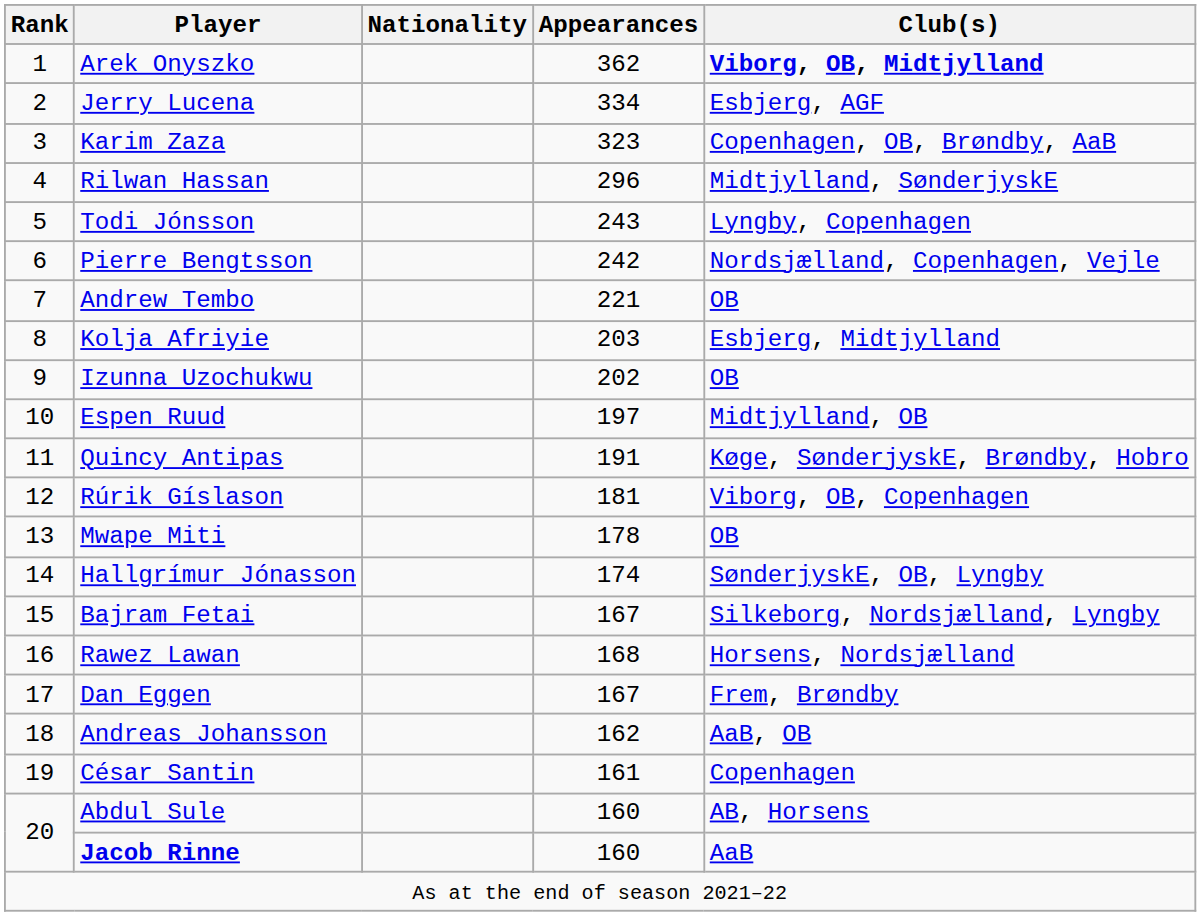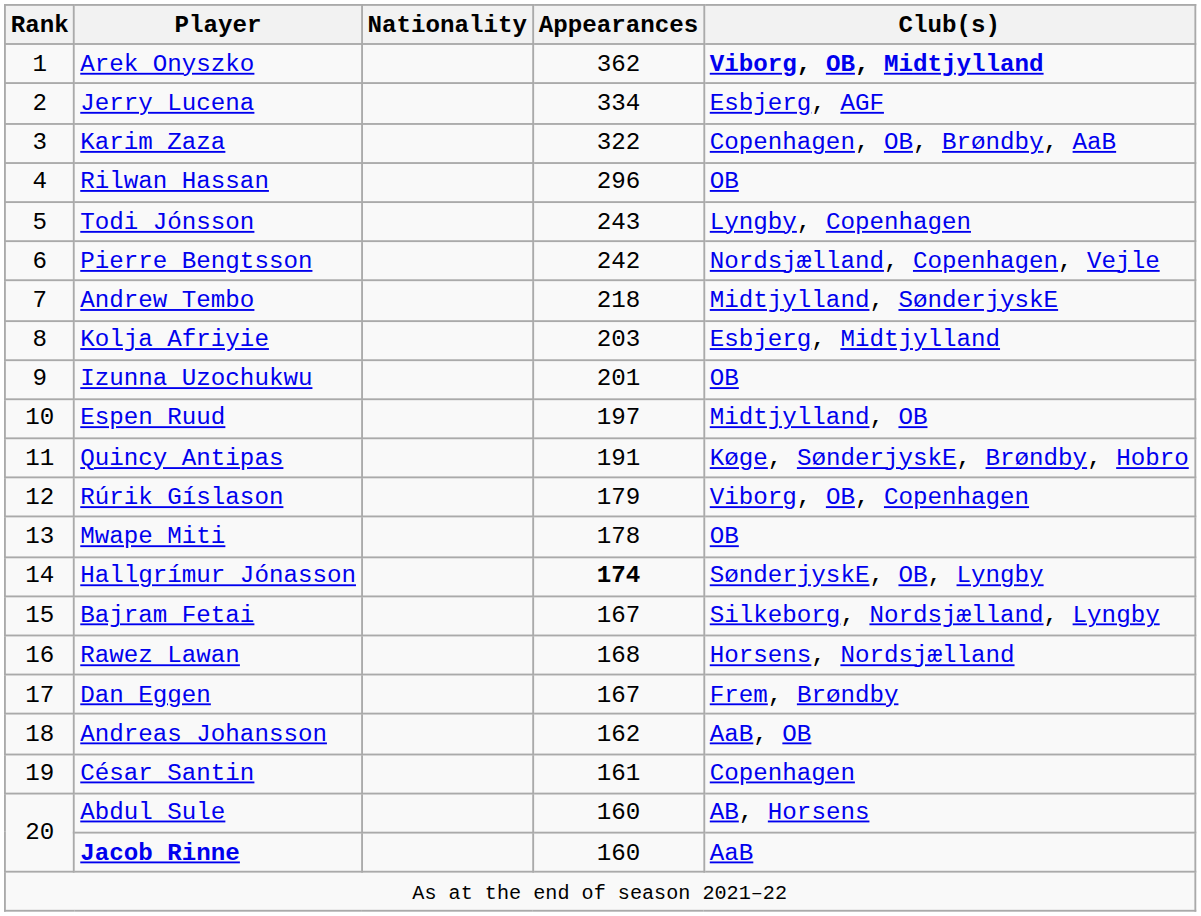(618, 143) 323 -> (618, 143) 322
(884, 182) Midtjylland, SønderjyskE -> (724, 182) OB
(618, 300) 221 -> (618, 300) 218
(724, 300) OB -> (884, 300) Midtjylland, SønderjyskE
(618, 379) 202 -> (618, 379) 201
(618, 498) 181 -> (618, 498) 179
(618, 576) normal -> (618, 576) bold
